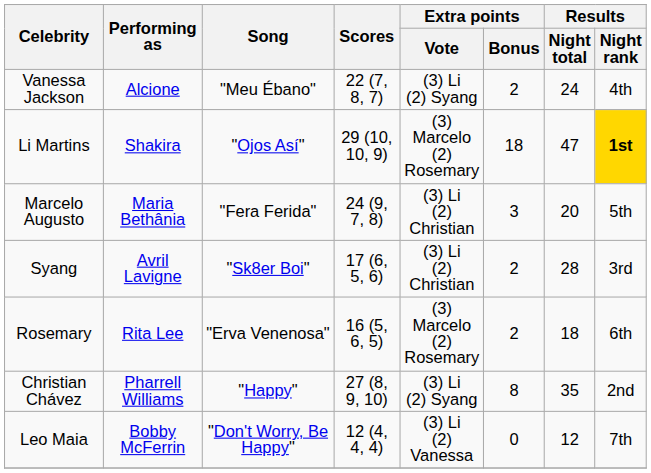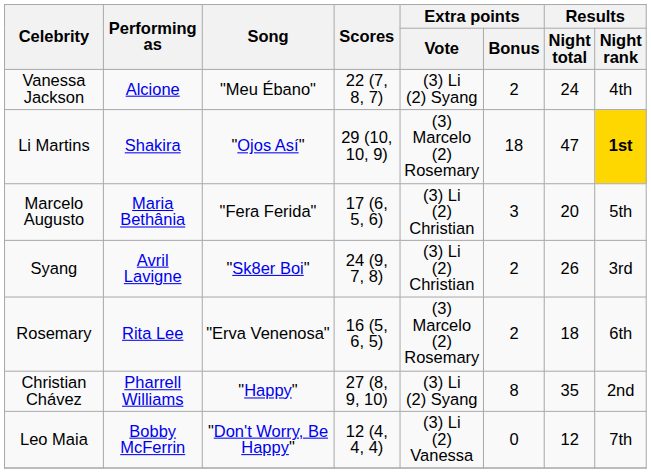(367, 211) 24 (9, 7, 8) -> (367, 211) 17 (6, 5, 6)
(367, 268) 17 (6, 5, 6) -> (367, 268) 24 (9, 7, 8)
(570, 268) 28 -> (570, 268) 26
